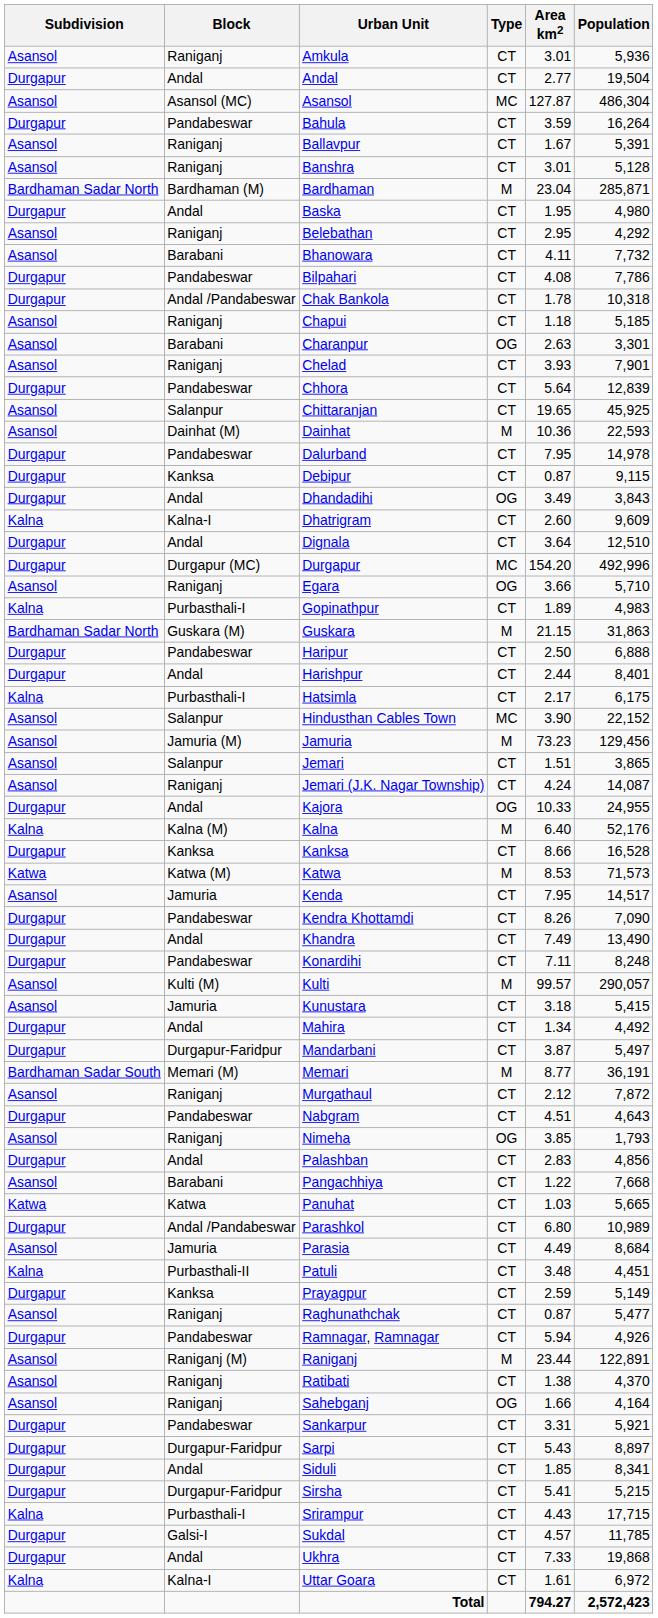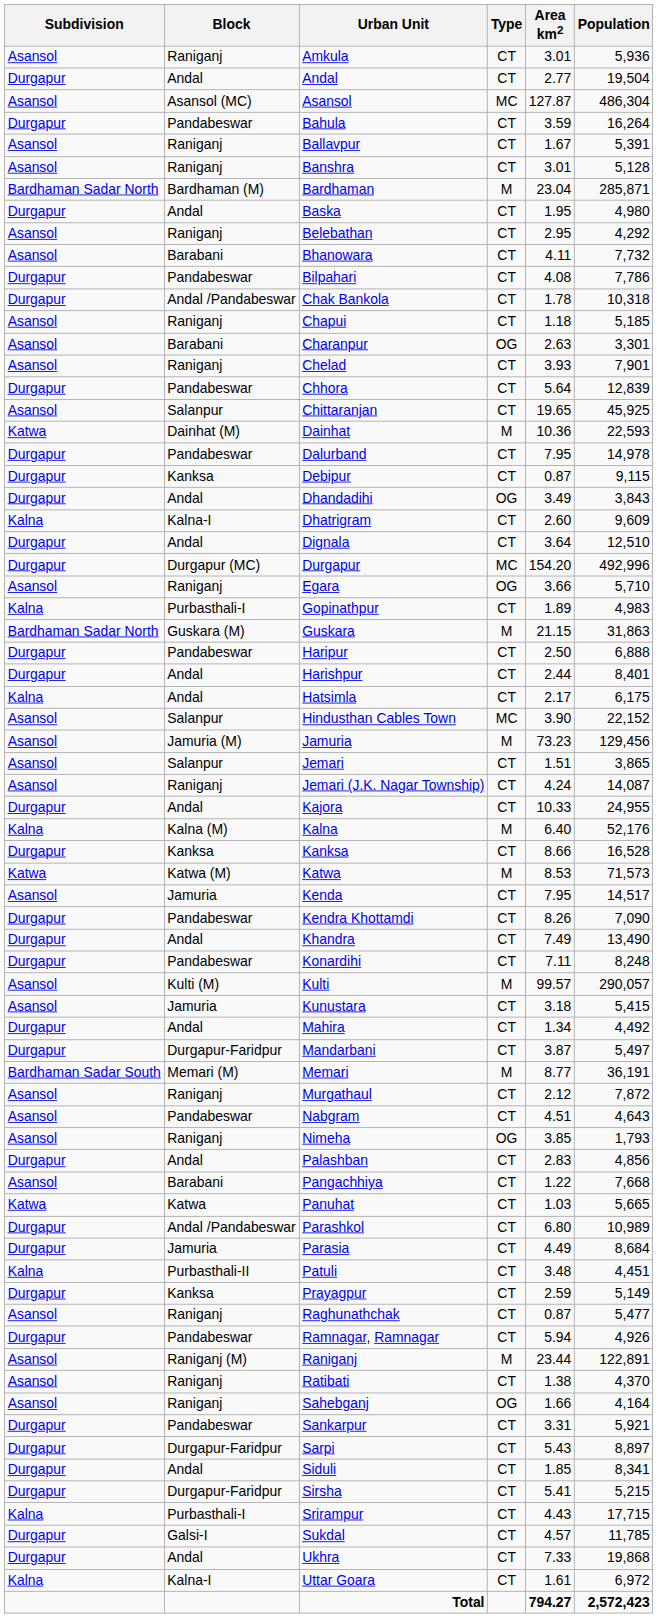(32, 432) Asansol -> (27, 432) Katwa
(206, 697) Purbasthali-I -> (185, 697) Andal
(507, 807) OG -> (507, 807) CT
(37, 1116) Durgapur -> (32, 1116) Asansol
(32, 1249) Asansol -> (37, 1249) Durgapur
